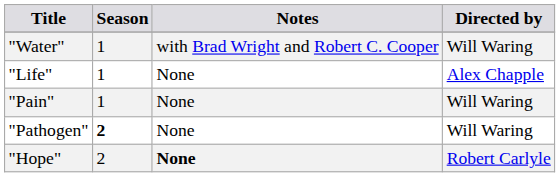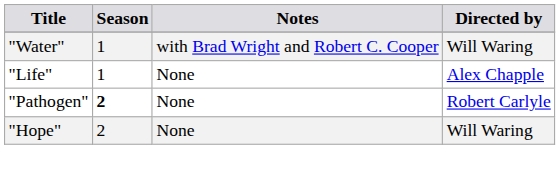- row: (31, 102)
(490, 130) Will Waring -> (499, 102) Robert Carlyle
(176, 158) bold -> (176, 130) normal
(499, 158) Robert Carlyle -> (490, 130) Will Waring
